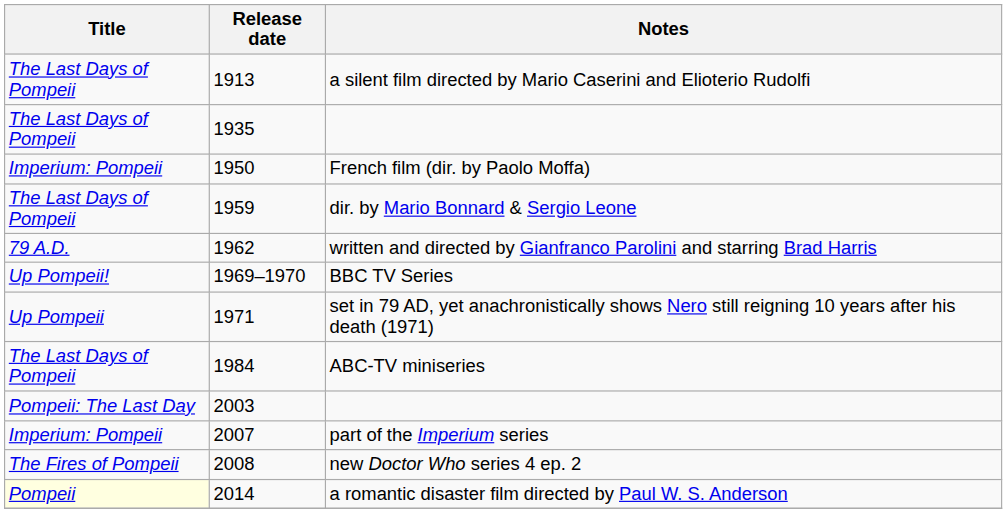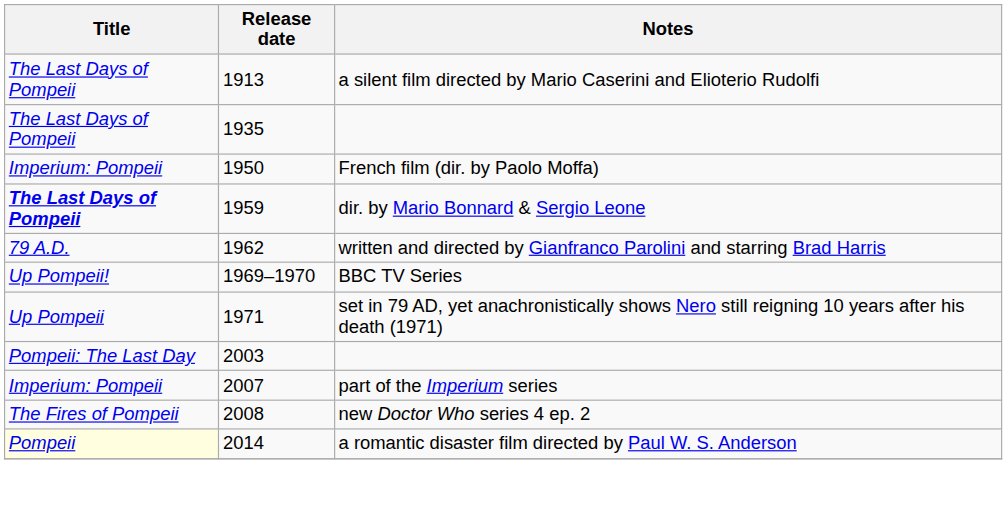(78, 208) normal -> (82, 208) bold
- row: (234, 366)
